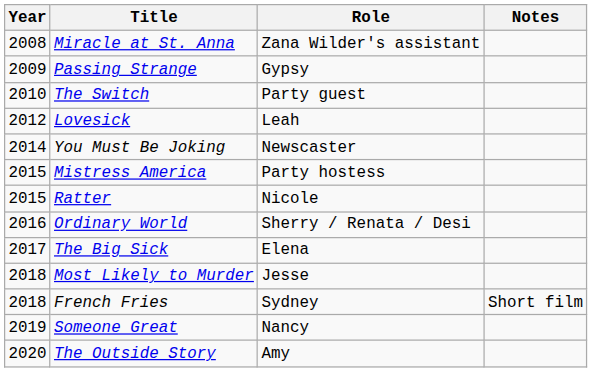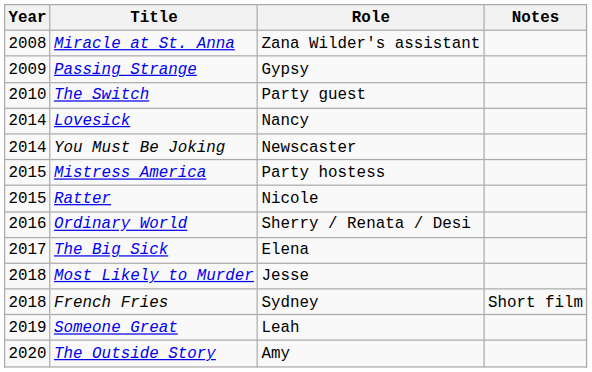(27, 121) 2012 -> (27, 121) 2014
(280, 121) Leah -> (285, 121) Nancy
(285, 328) Nancy -> (280, 328) Leah
